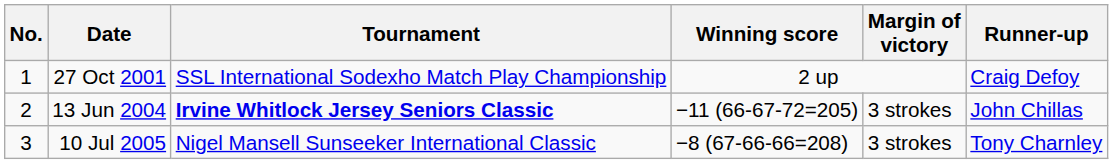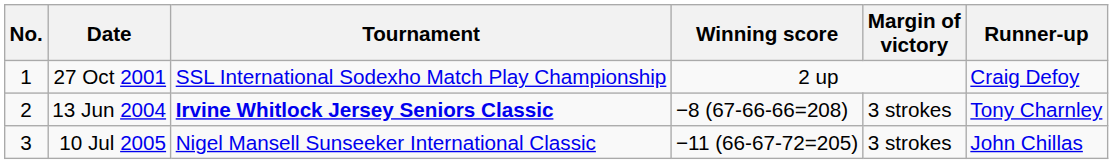(767, 110) −11 (66-67-72=205) -> (762, 110) −8 (67-66-66=208)
(1027, 110) John Chillas -> (1036, 110) Tony Charnley
(762, 143) −8 (67-66-66=208) -> (767, 143) −11 (66-67-72=205)
(1036, 143) Tony Charnley -> (1027, 143) John Chillas
